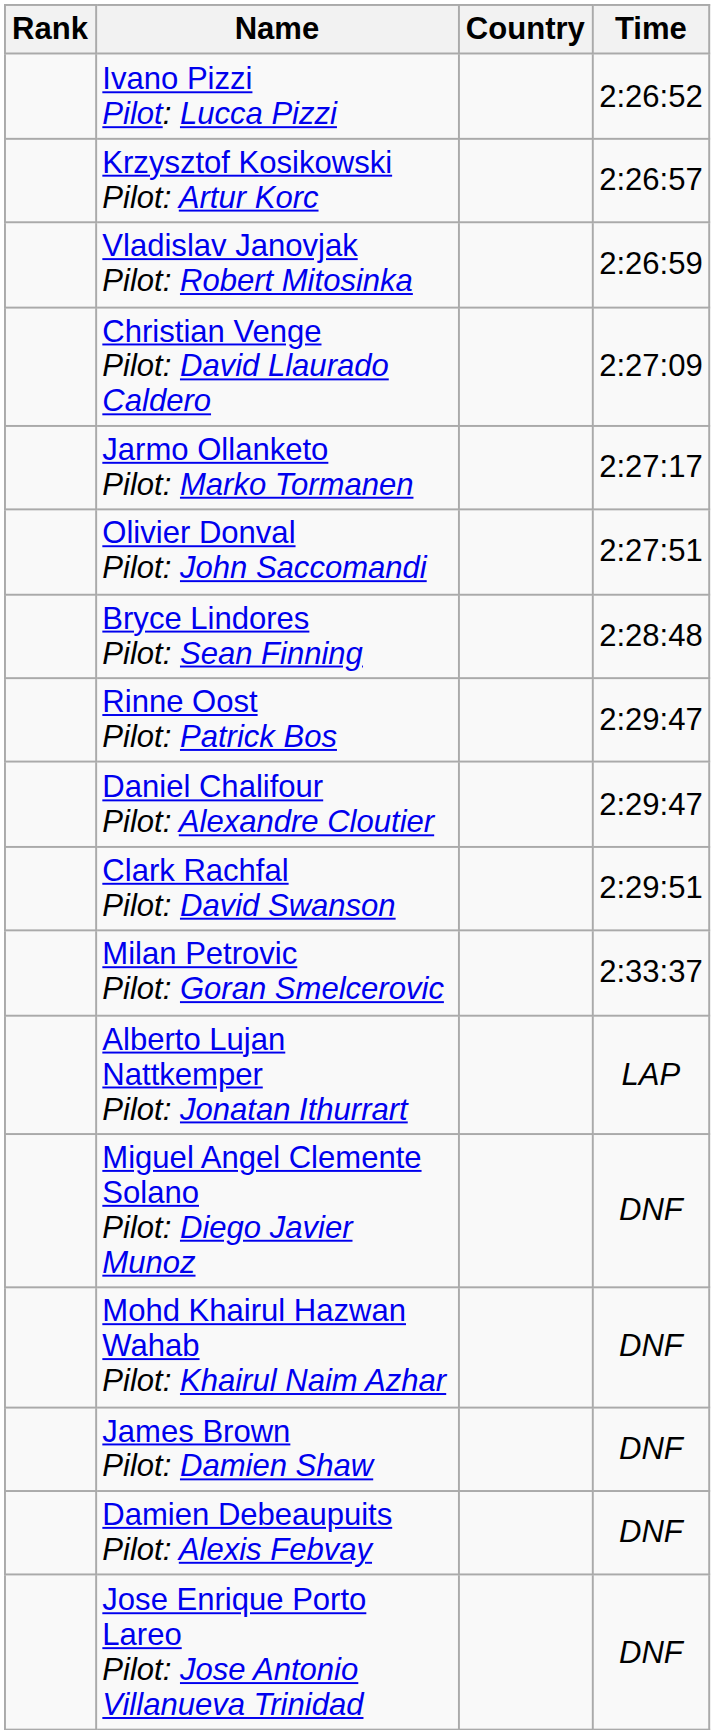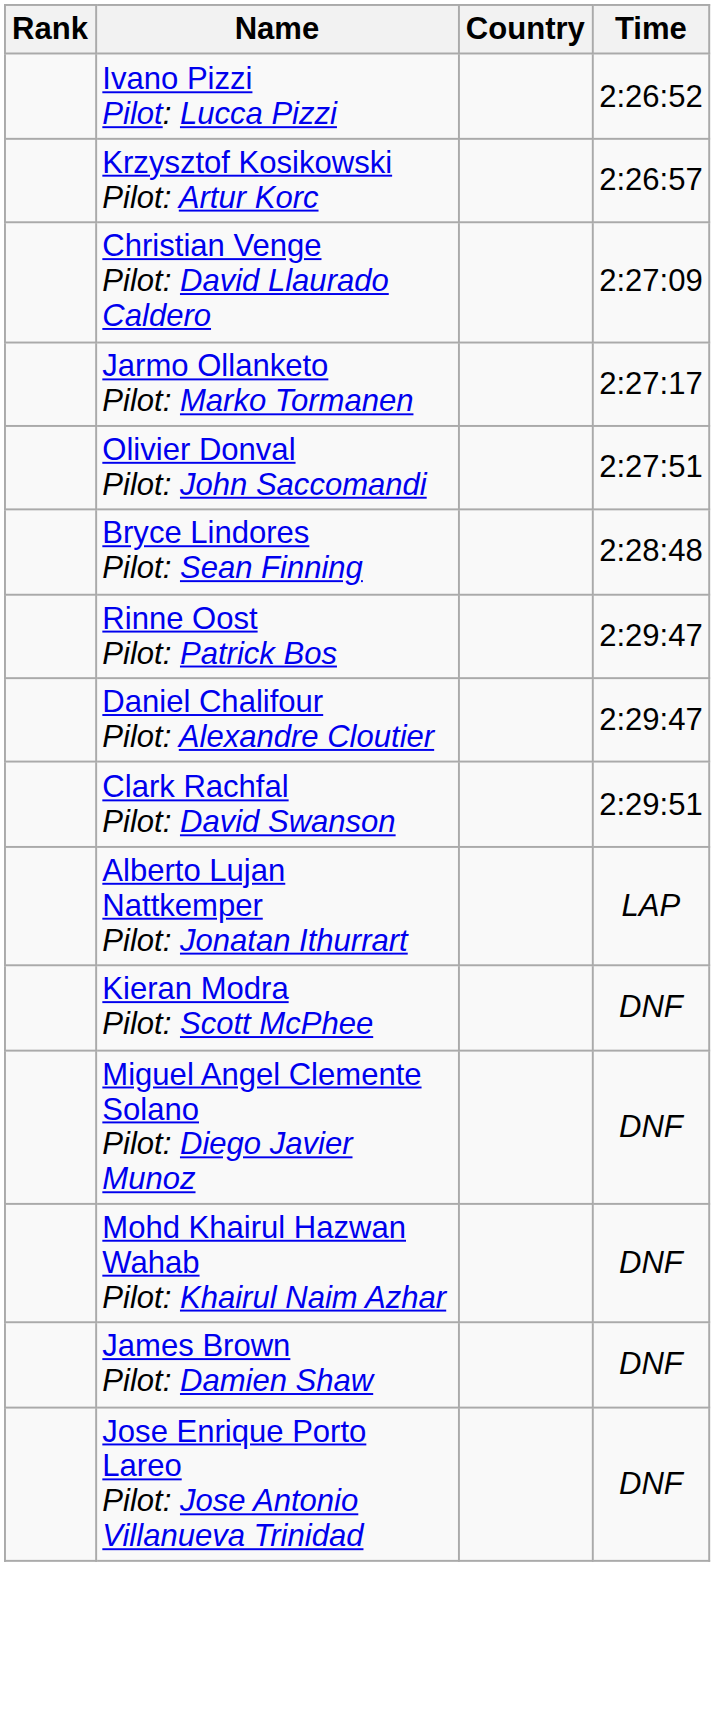- row: (258, 264)
- row: (273, 972)
+ row: (238, 1007)
- row: (247, 1532)
